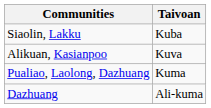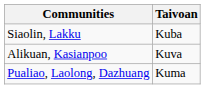- row: (33, 93)
